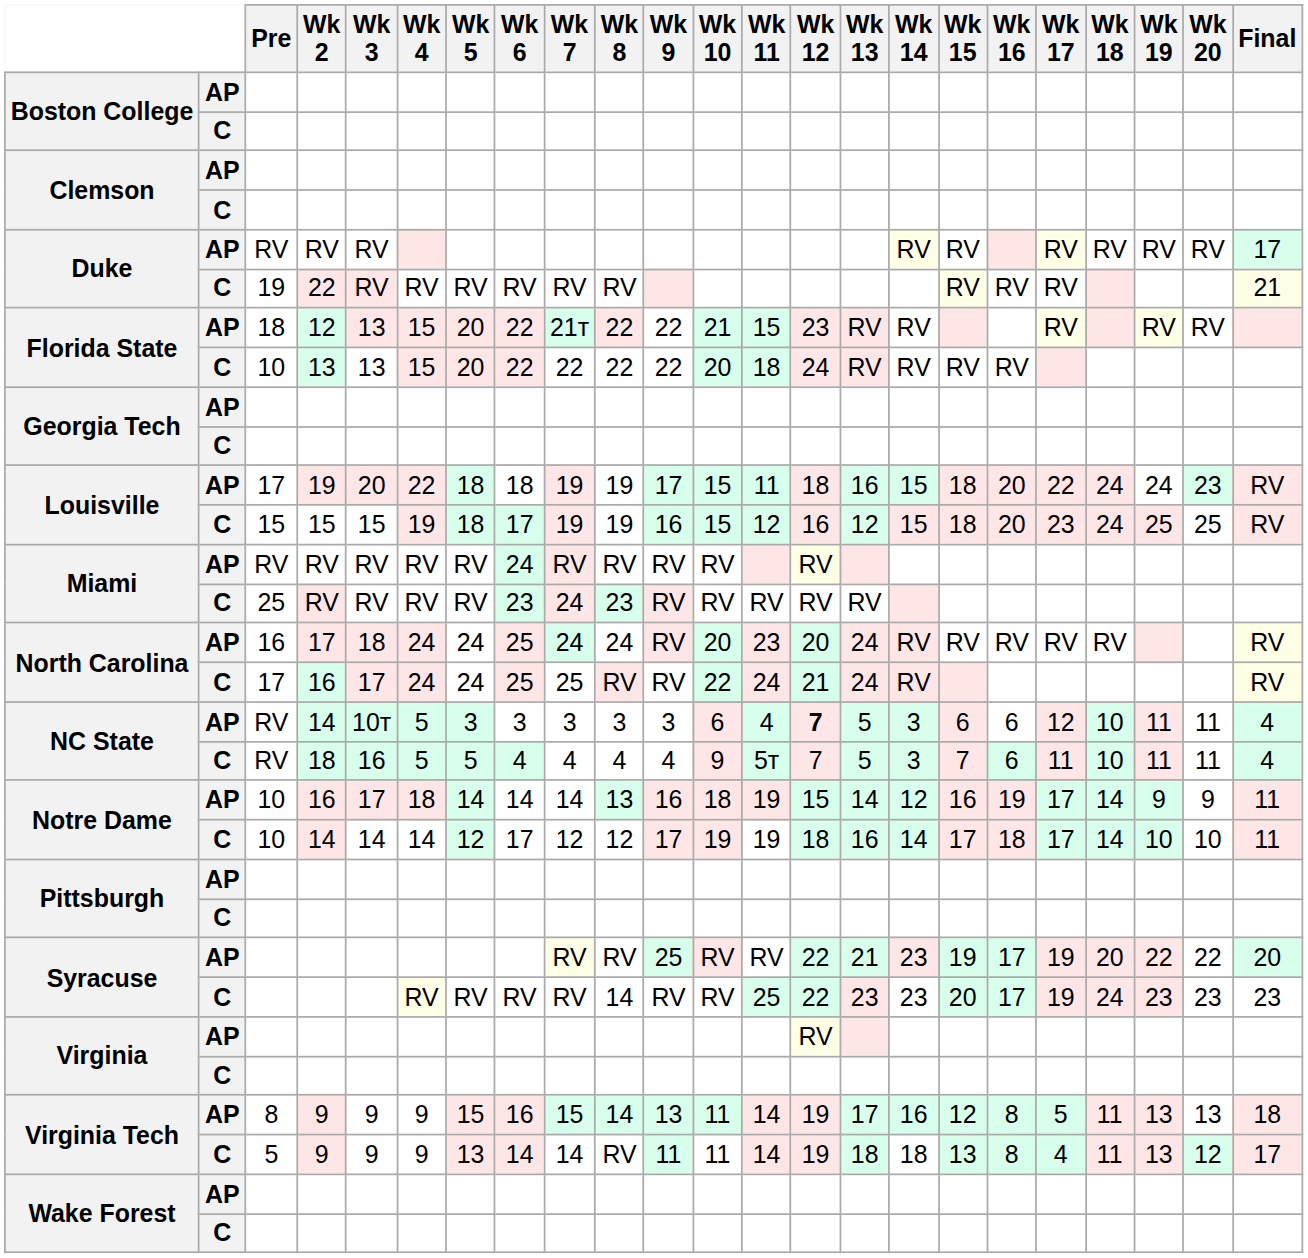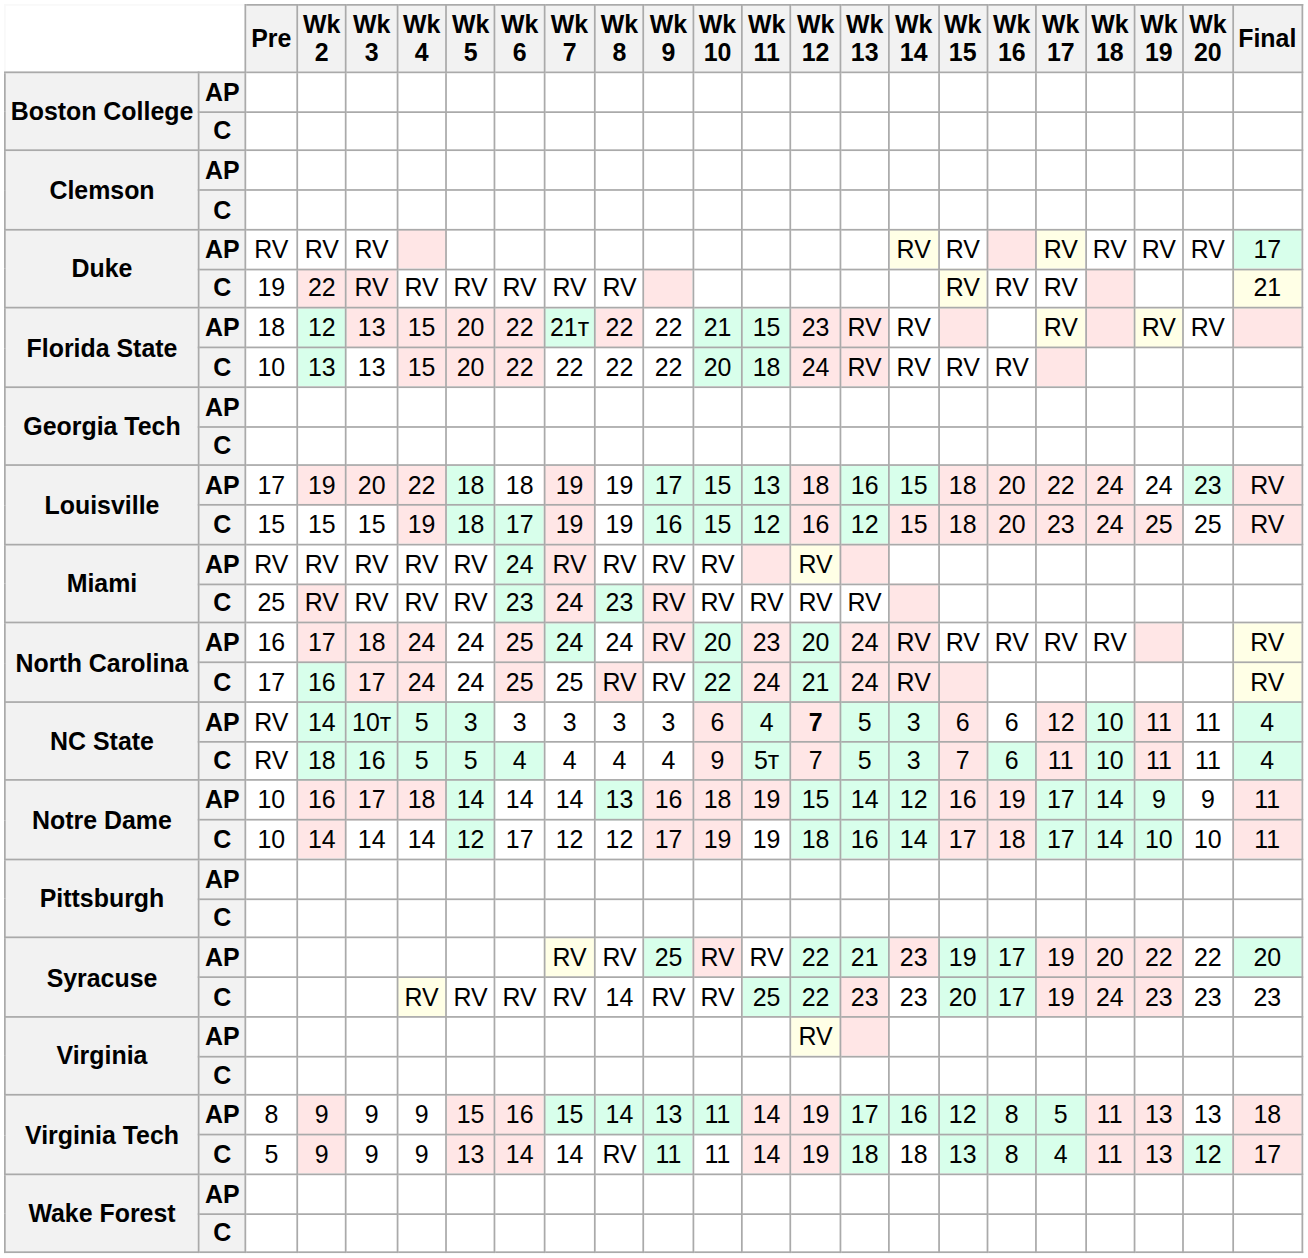(767, 486) 11 -> (767, 486) 13
